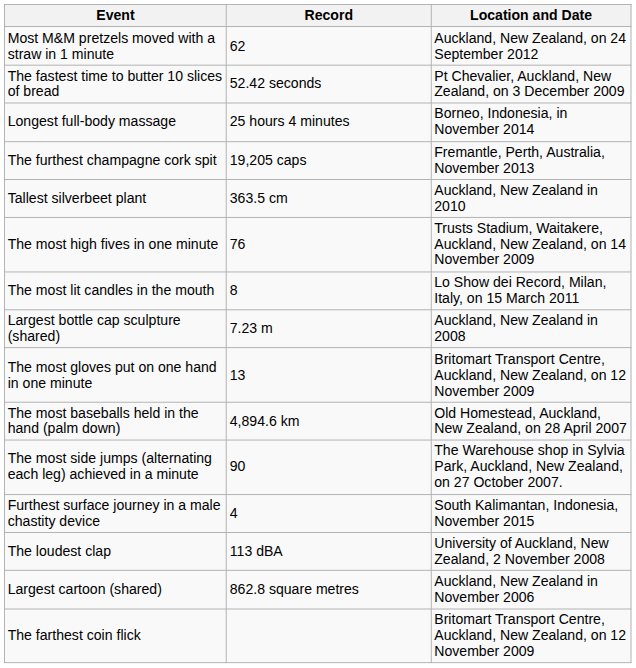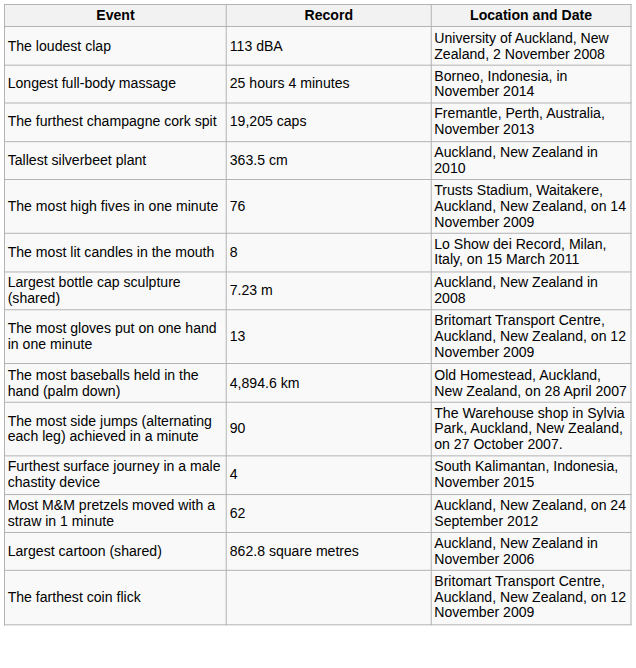rows swapped: (59, 551) <-> (111, 45)
- row: (115, 84)
